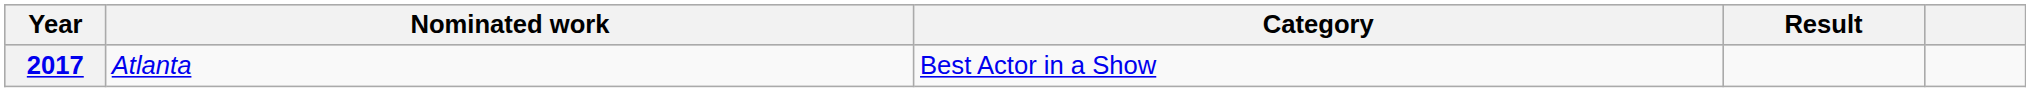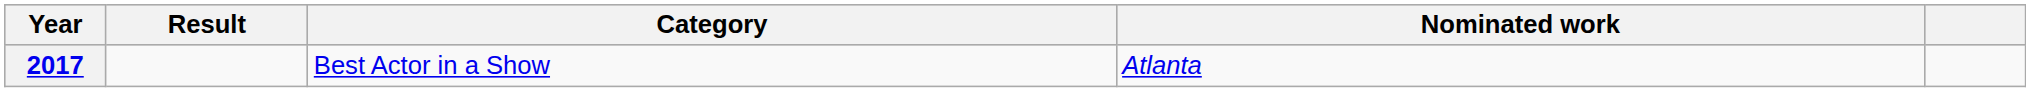columns swapped: (510, 24) <-> (1824, 24)
